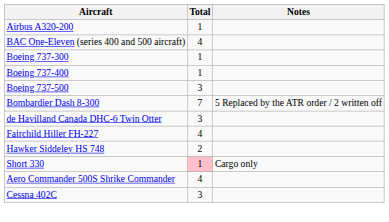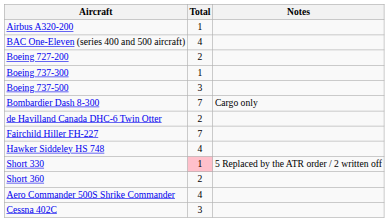+ row: (38, 57)
- row: (38, 73)
(298, 103) 5 Replaced by the ATR order / 2 written off -> (236, 103) Cargo only
(200, 118) 3 -> (200, 118) 2
(200, 133) 4 -> (200, 133) 7
(200, 149) 2 -> (200, 149) 4
(236, 164) Cargo only -> (298, 164) 5 Replaced by the ATR order / 2 written off
+ row: (25, 179)
